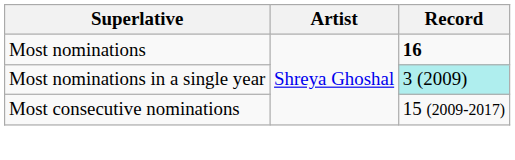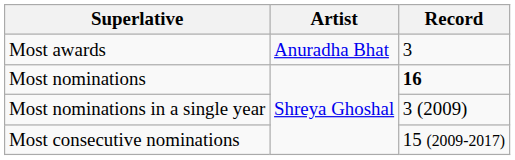+ row: (57, 49)
(435, 79) paleturquoise background -> (435, 109) no background
